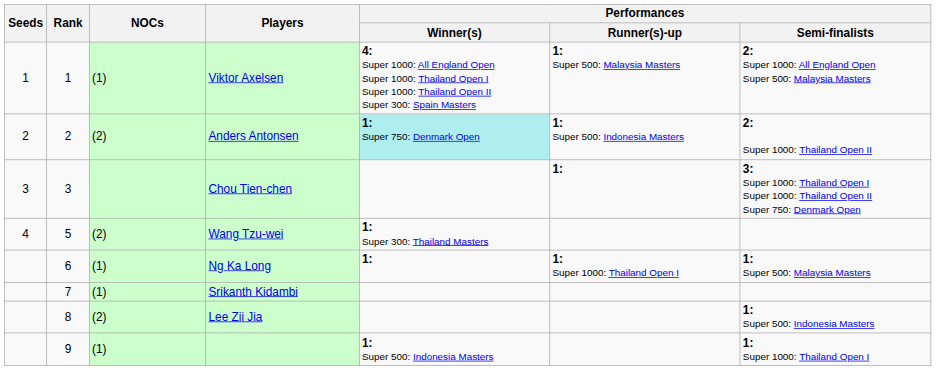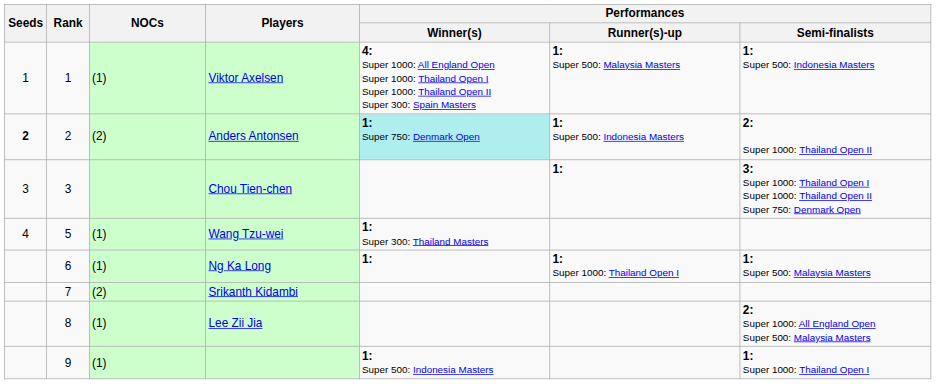(809, 64) 2: Super 1000: All England Open Super 500: Malaysia Masters -> (809, 58) 1: Super 500: Indonesia Masters
(26, 136) normal -> (26, 136) bold
(99, 234) (2) -> (99, 234) (1)
(99, 291) (1) -> (99, 291) (2)
(99, 317) (2) -> (99, 323) (1)
(809, 317) 1: Super 500: Indonesia Masters -> (809, 323) 2: Super 1000: All England Open Super 500: Malaysia Masters
